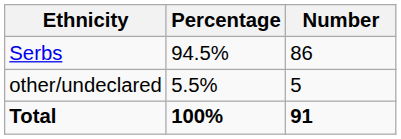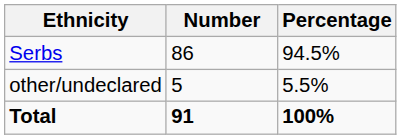columns swapped: (341, 20) <-> (226, 20)
